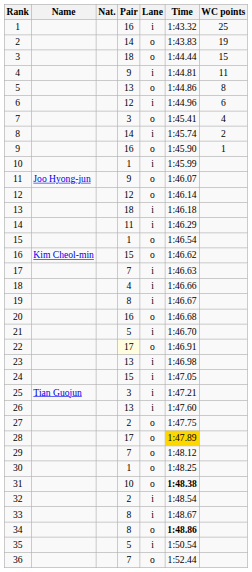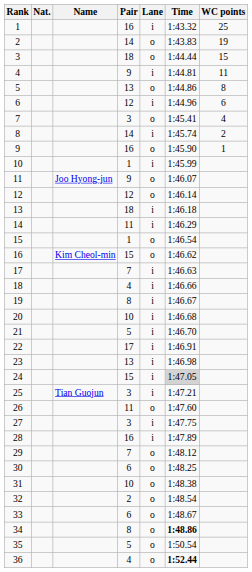columns swapped: (64, 12) <-> (107, 12)
(129, 316) 16 -> (129, 316) 10
(152, 316) o -> (152, 316) i
(129, 347) lightyellow background -> (129, 347) no background
(152, 347) o -> (152, 347) i
(182, 377) no background -> (182, 377) lightgrey background
(129, 407) 13 -> (129, 407) 11
(152, 407) i -> (152, 407) o
(129, 423) 2 -> (129, 423) 3
(152, 423) o -> (152, 423) i
(129, 438) 17 -> (129, 438) 16
(152, 438) o -> (152, 438) i
(182, 438) gold background -> (182, 438) no background
(129, 468) 1 -> (129, 468) 6
(182, 484) bold -> (182, 484) normal
(152, 499) i -> (152, 499) o
(129, 514) 8 -> (129, 514) 6
(152, 514) i -> (152, 514) o
(152, 544) i -> (152, 544) o
(129, 560) 7 -> (129, 560) 4
(182, 560) normal -> (182, 560) bold
